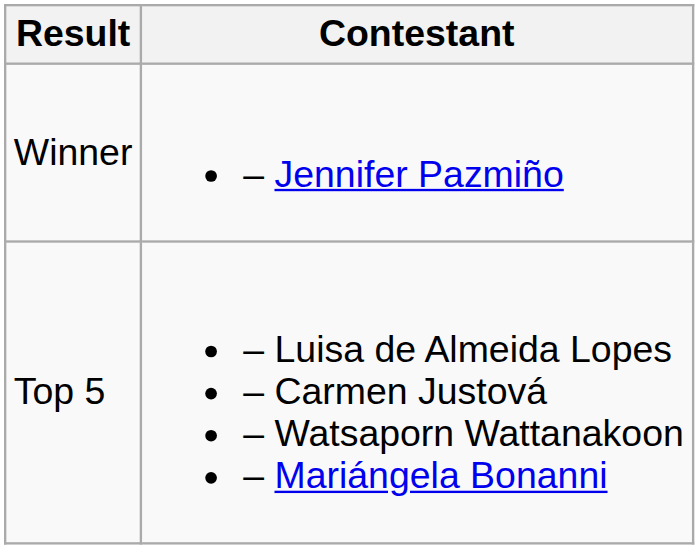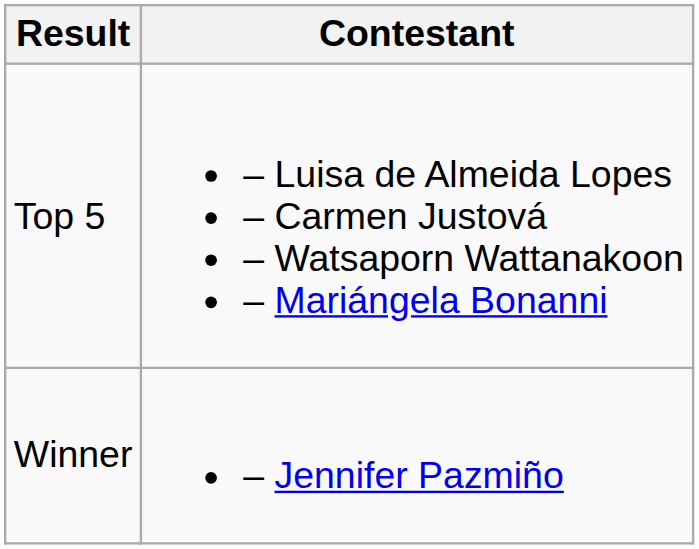rows swapped: (73, 152) <-> (60, 391)
